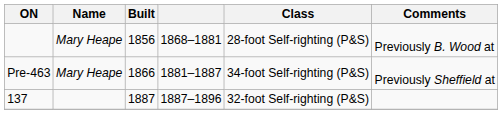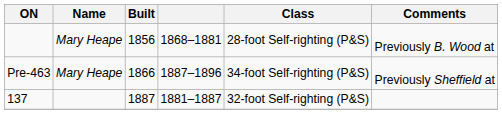(191, 73) 1881–1887 -> (191, 73) 1887–1896
(191, 99) 1887–1896 -> (191, 99) 1881–1887
